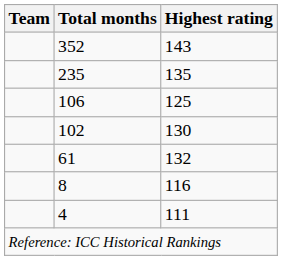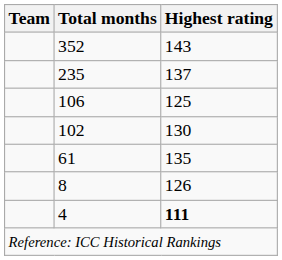(178, 74) 135 -> (178, 74) 137
(178, 158) 132 -> (178, 158) 135
(178, 185) 116 -> (178, 185) 126
(177, 213) normal -> (177, 213) bold
